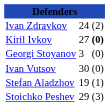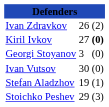(84, 25) 24 -> (84, 25) 26
